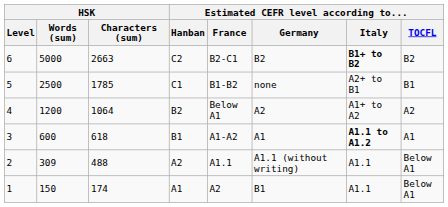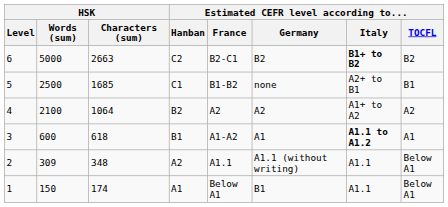(102, 85) 1785 -> (102, 85) 1685
(50, 111) 1200 -> (50, 111) 2100
(223, 111) Below A1 -> (215, 111) A2
(100, 163) 488 -> (100, 163) 348
(215, 189) A2 -> (223, 189) Below A1
